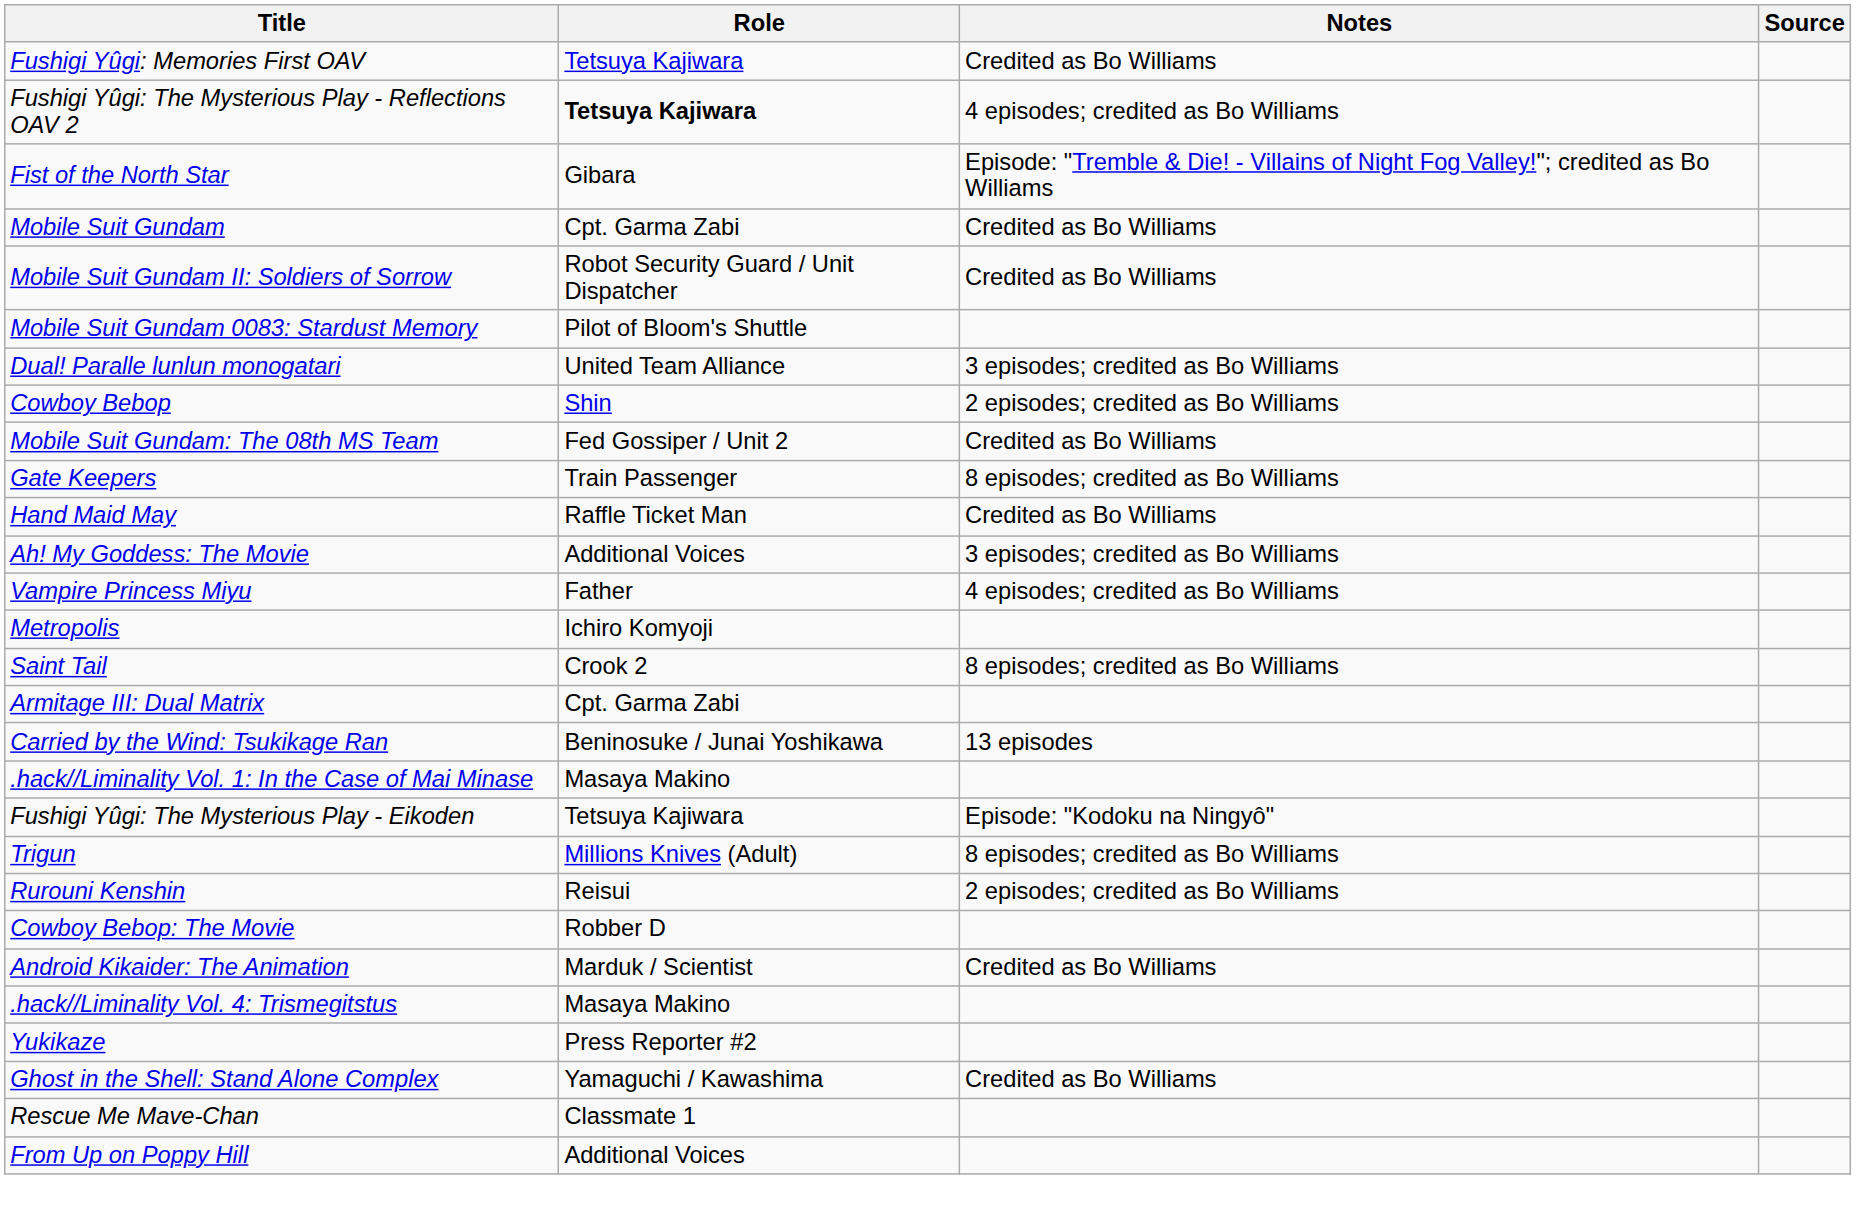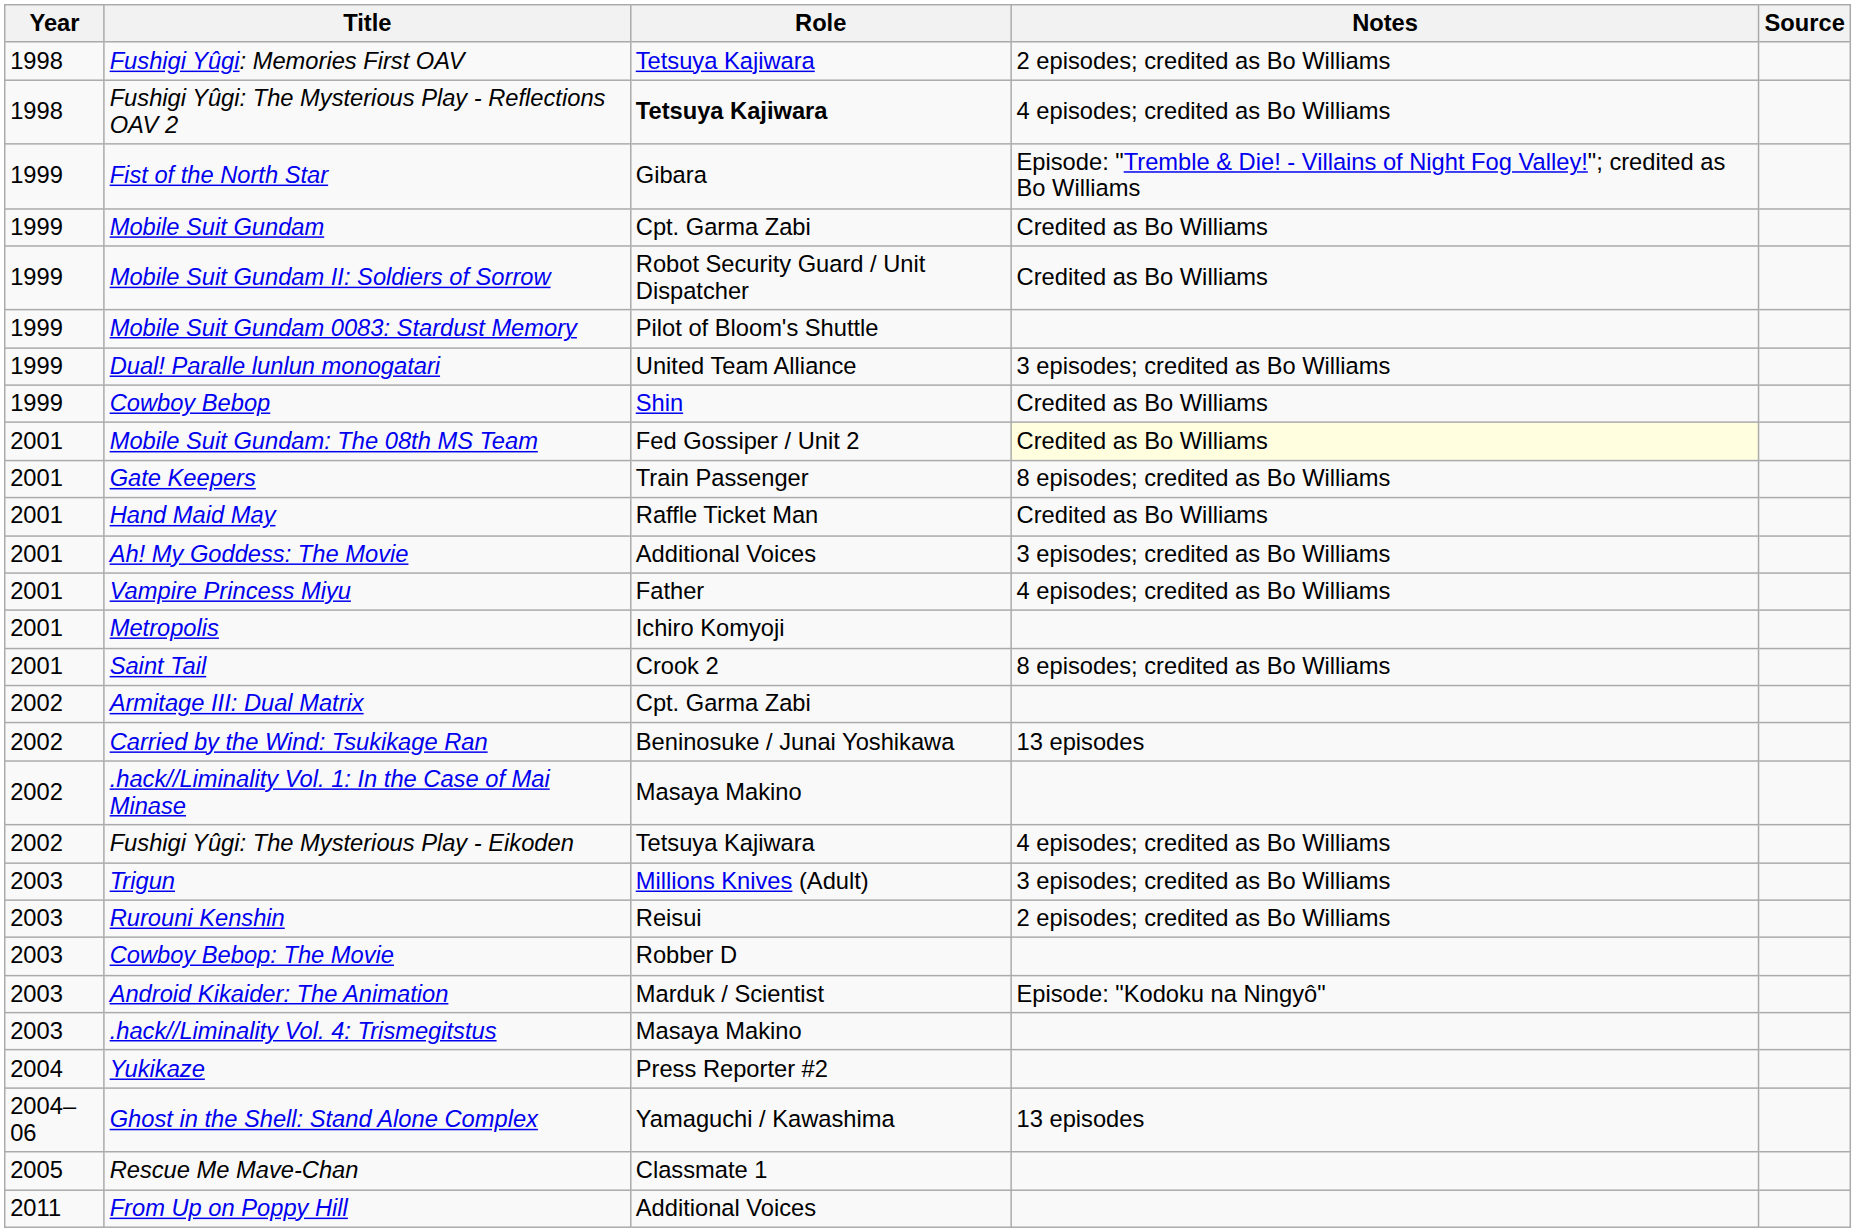+ column: (54, 23)
(1091, 60) Credited as Bo Williams -> (1203, 60) 2 episodes; credited as Bo Williams
(1152, 403) 2 episodes; credited as Bo Williams -> (1142, 403) Credited as Bo Williams
(1091, 441) no background -> (1142, 441) lightyellow background
(1120, 816) Episode: "Kodoku na Ningyô" -> (1203, 843) 4 episodes; credited as Bo Williams
(1152, 854) 8 episodes; credited as Bo Williams -> (1203, 880) 3 episodes; credited as Bo Williams
(1091, 966) Credited as Bo Williams -> (1171, 993) Episode: "Kodoku na Ningyô"
(1091, 1079) Credited as Bo Williams -> (1080, 1119) 13 episodes
